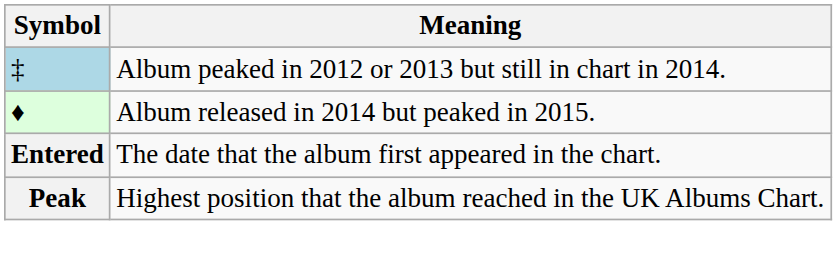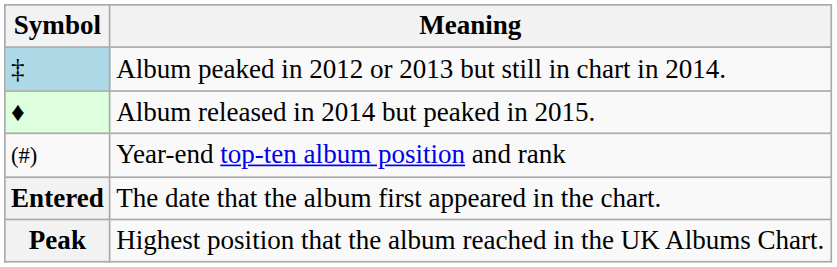+ row: (341, 154)
